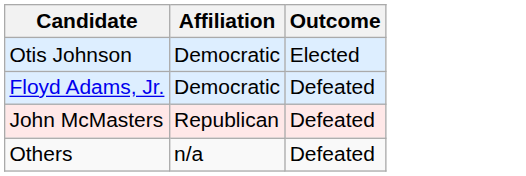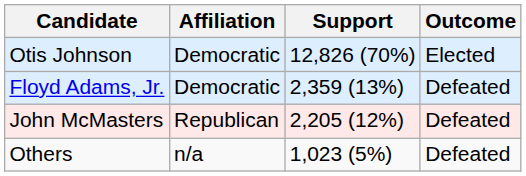+ column: (353, 21)
